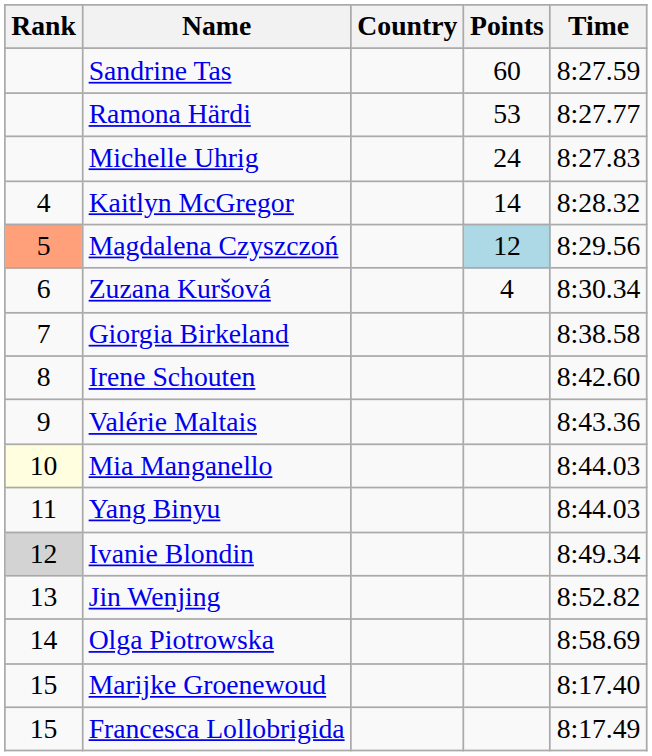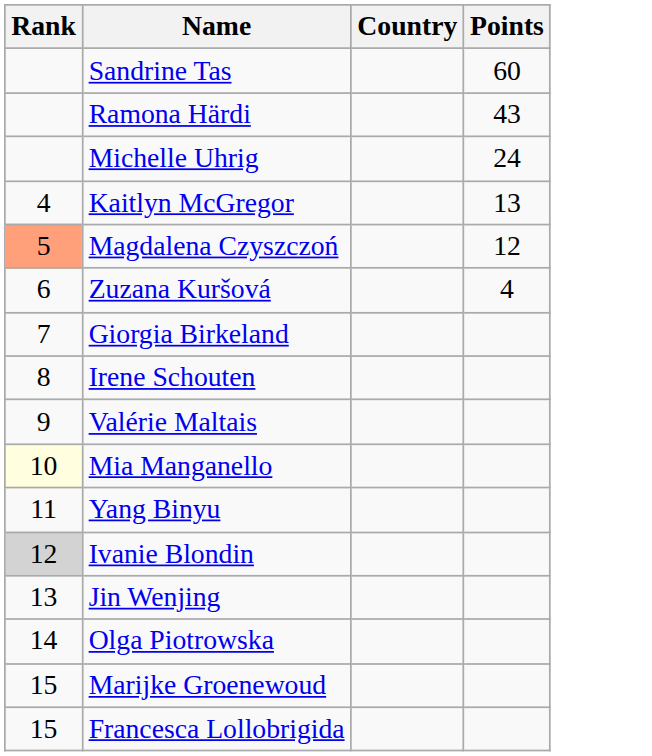- column: (599, 26)
(507, 114) 53 -> (507, 114) 43
(507, 202) 14 -> (507, 202) 13
(507, 245) lightblue background -> (507, 245) no background
